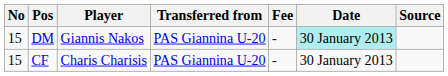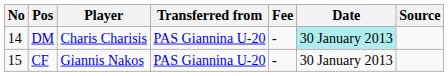(15, 37) 15 -> (15, 37) 14
(102, 37) Giannis Nakos -> (104, 37) Charis Charisis
(104, 60) Charis Charisis -> (102, 60) Giannis Nakos
